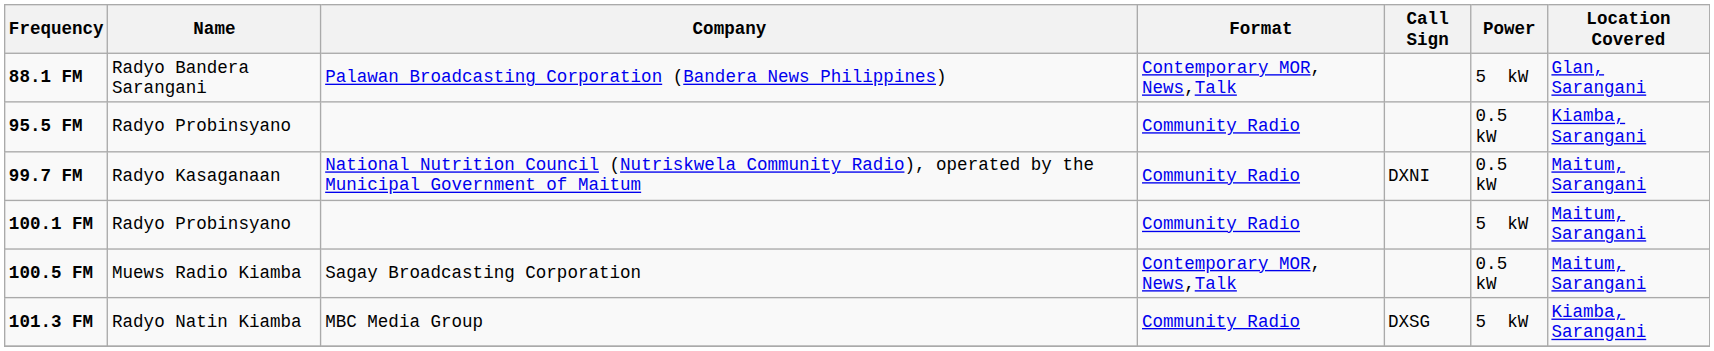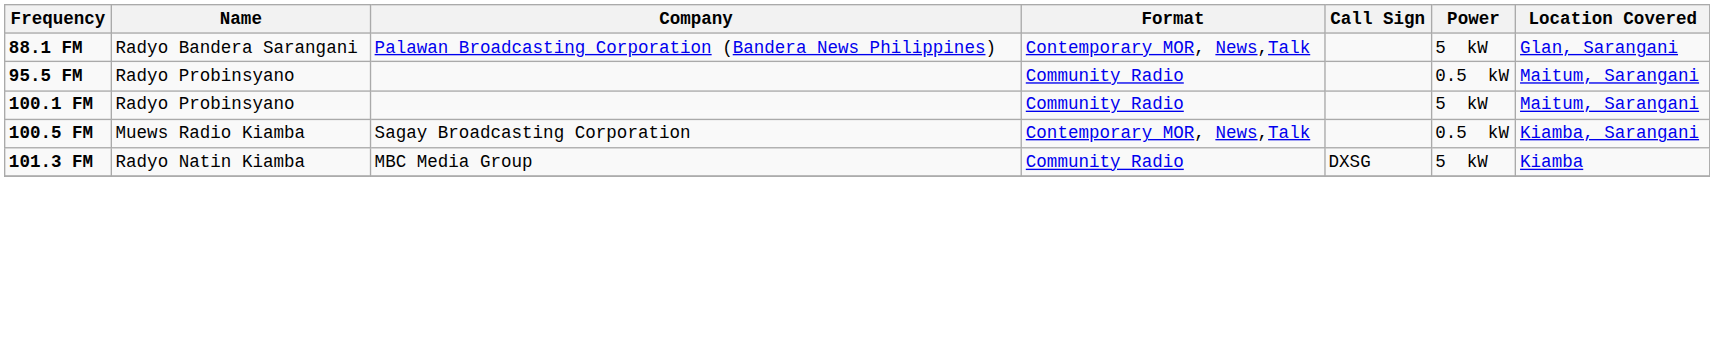(1599, 127) Kiamba, Sarangani -> (1610, 76) Maitum, Sarangani
- row: (46, 176)
(1599, 273) Maitum, Sarangani -> (1610, 133) Kiamba, Sarangani
(1599, 322) Kiamba, Sarangani -> (1552, 162) Kiamba
